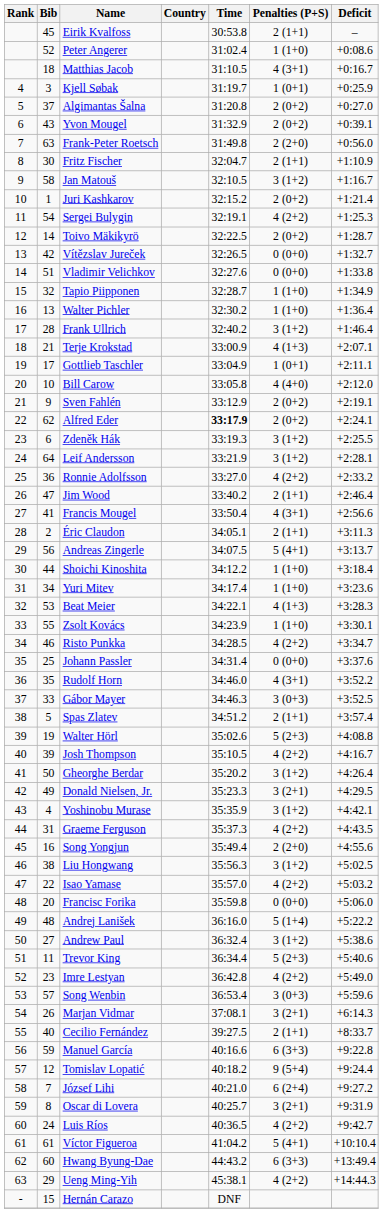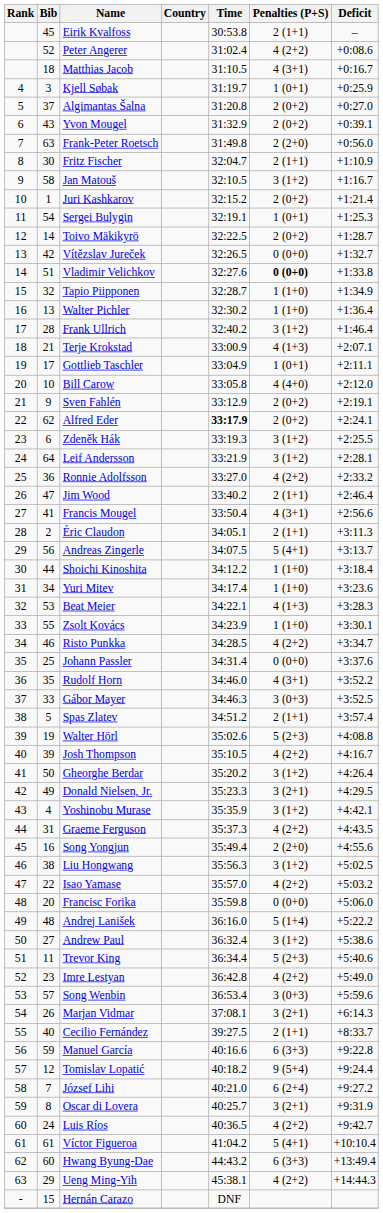(291, 50) 1 (1+0) -> (291, 50) 4 (2+2)
(291, 217) 4 (2+2) -> (291, 217) 1 (0+1)
(291, 273) normal -> (291, 273) bold
